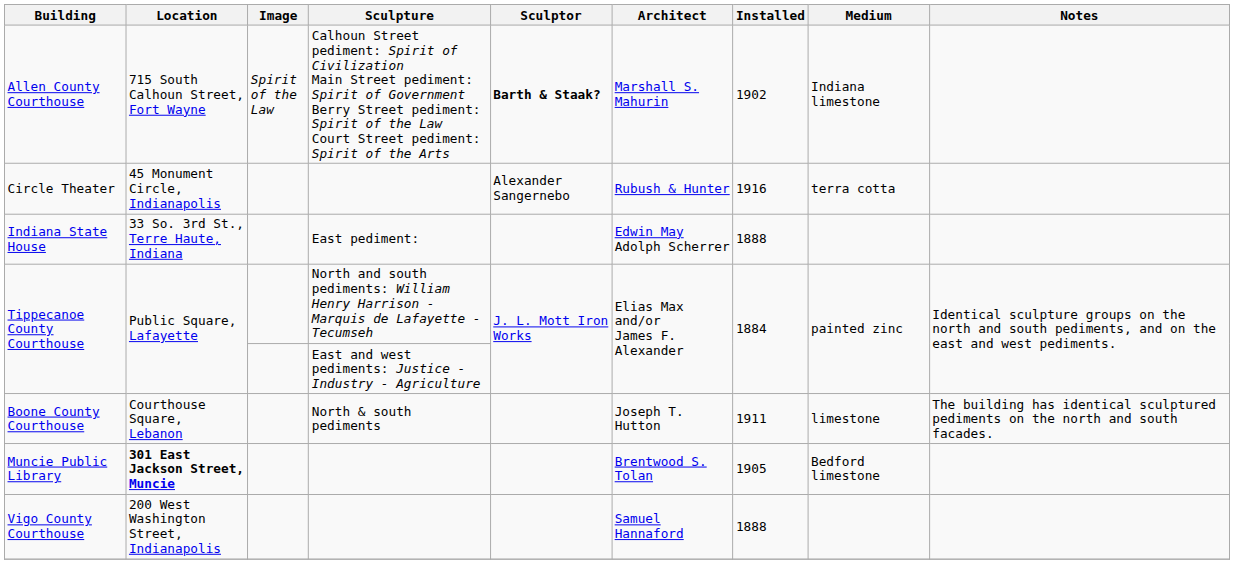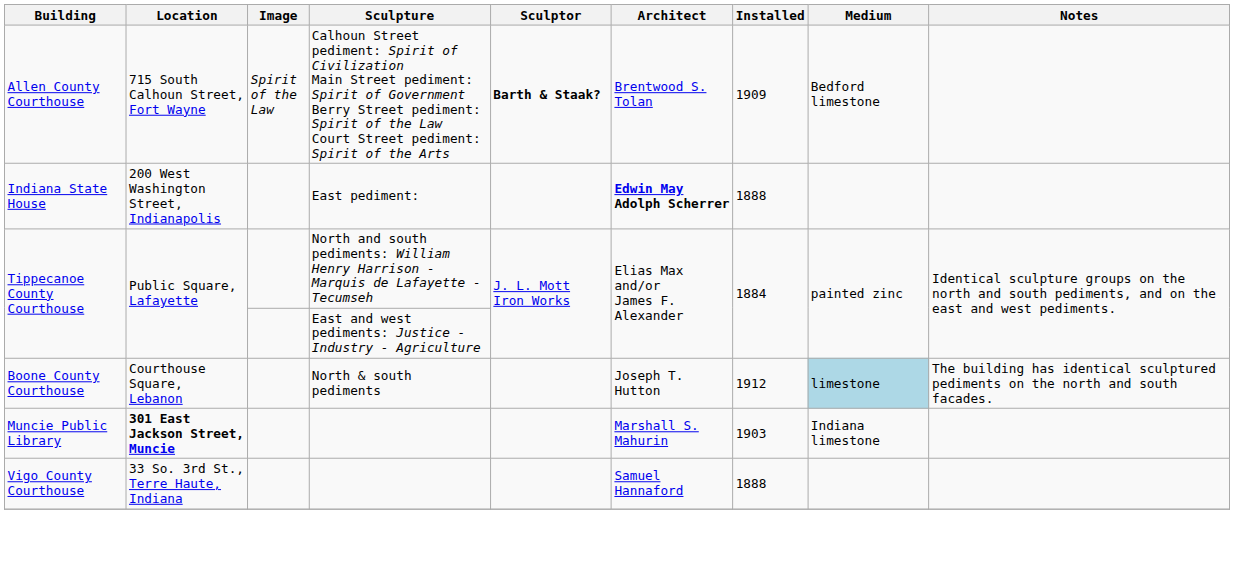(657, 94) Marshall S. Mahurin -> (660, 94) Brentwood S. Tolan
(751, 94) 1902 -> (751, 94) 1909
(846, 94) Indiana limestone -> (845, 94) Bedford limestone
- row: (61, 189)
(186, 239) 33 So. 3rd St., Terre Haute, Indiana -> (175, 196) 200 West Washington Street, Indianapolis
(672, 239) normal -> (672, 196) bold
(751, 419) 1911 -> (751, 383) 1912
(846, 419) no background -> (845, 383) lightblue background
(661, 469) Brentwood S. Tolan -> (657, 433) Marshall S. Mahurin
(751, 469) 1905 -> (751, 433) 1903
(846, 469) Bedford limestone -> (845, 433) Indiana limestone
(175, 526) 200 West Washington Street, Indianapolis -> (187, 484) 33 So. 3rd St., Terre Haute, Indiana
